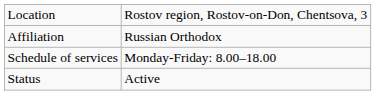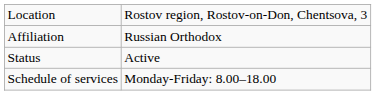rows swapped: (24, 79) <-> (63, 57)
